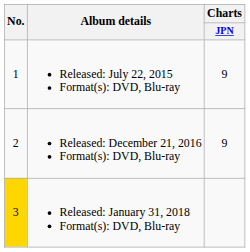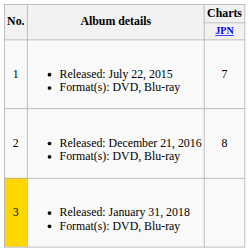(225, 74) 9 -> (225, 74) 7
(225, 143) 9 -> (225, 143) 8
